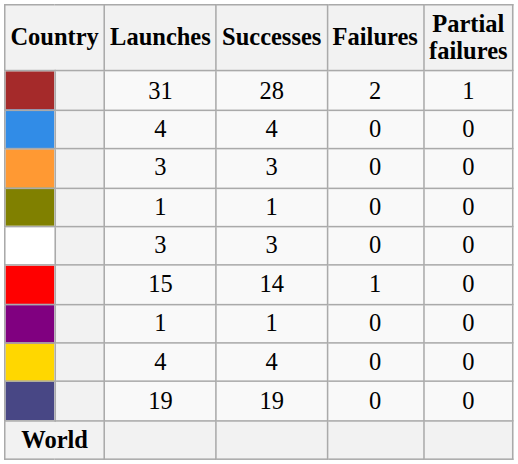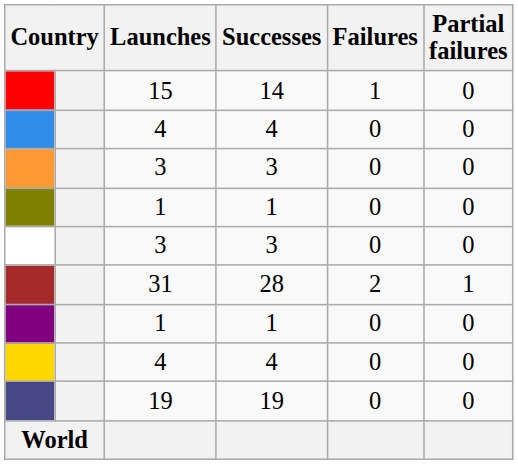rows swapped: (160, 284) <-> (160, 90)
